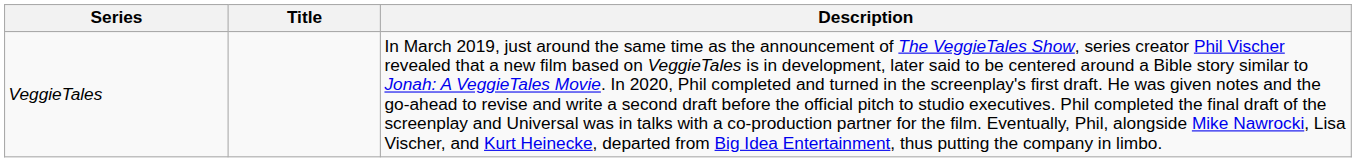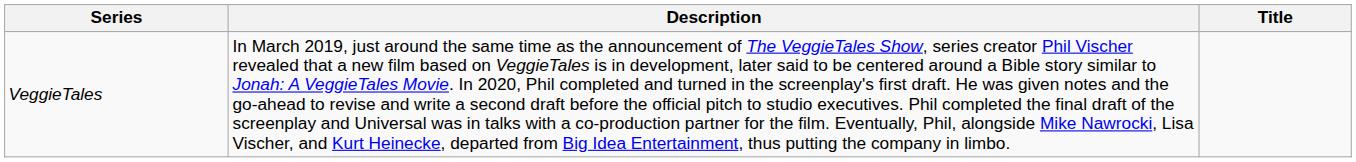columns swapped: (304, 18) <-> (866, 18)
